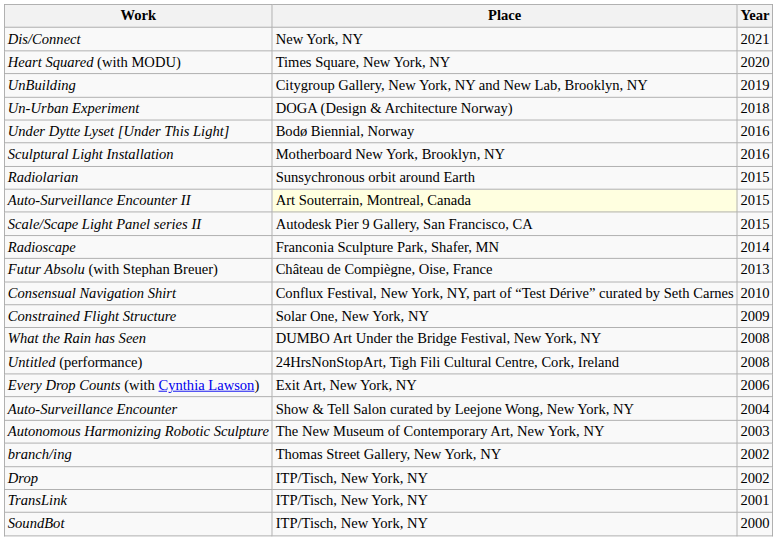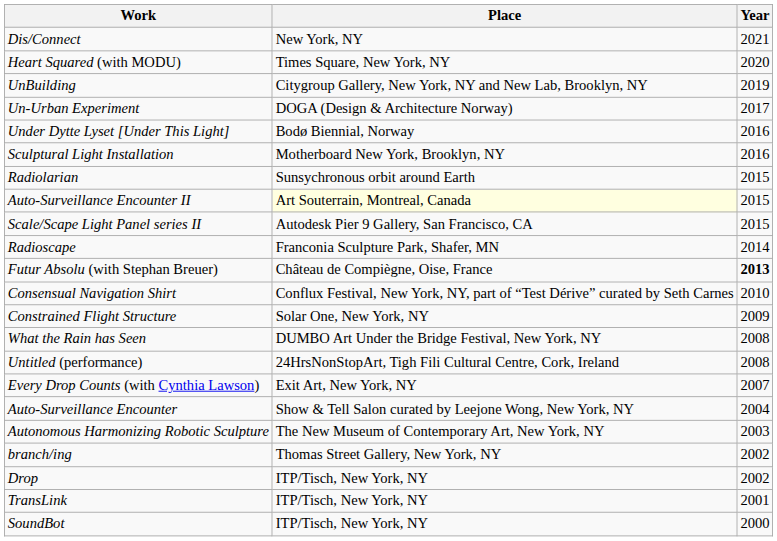(755, 108) 2018 -> (755, 108) 2017
(755, 270) normal -> (755, 270) bold
(755, 385) 2006 -> (755, 385) 2007
